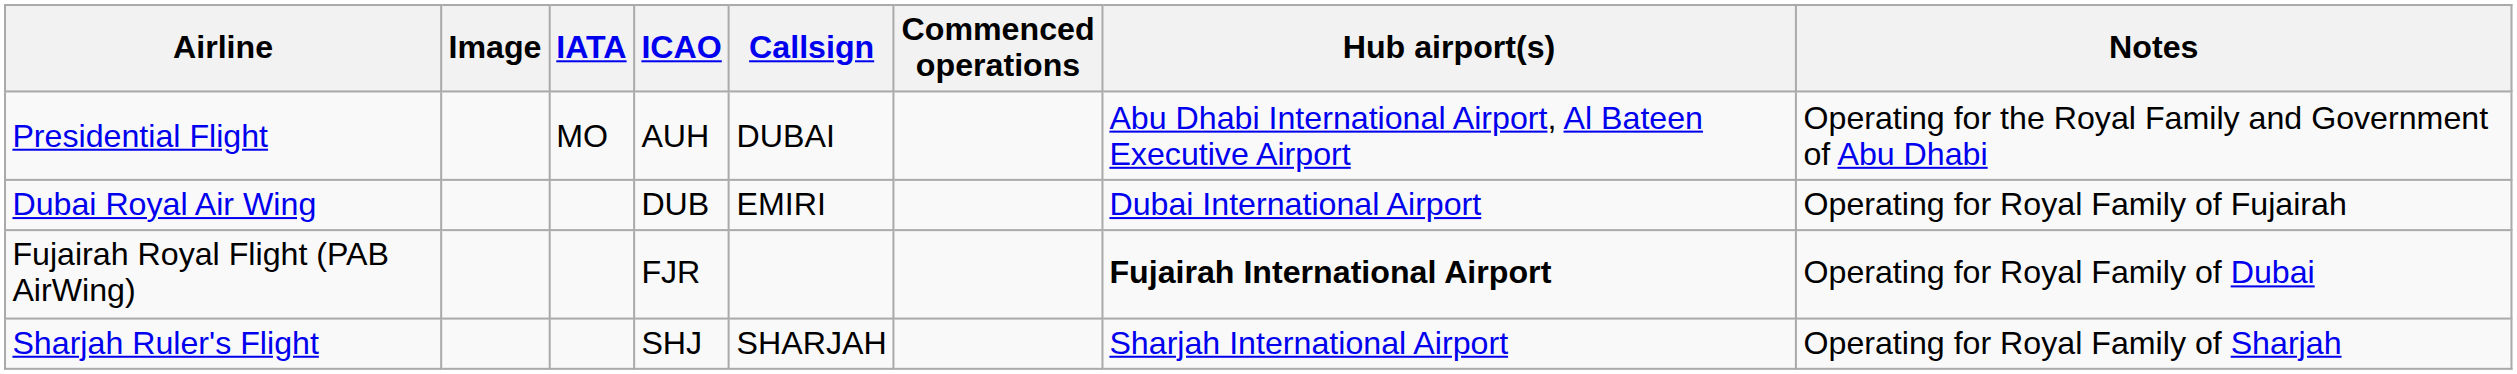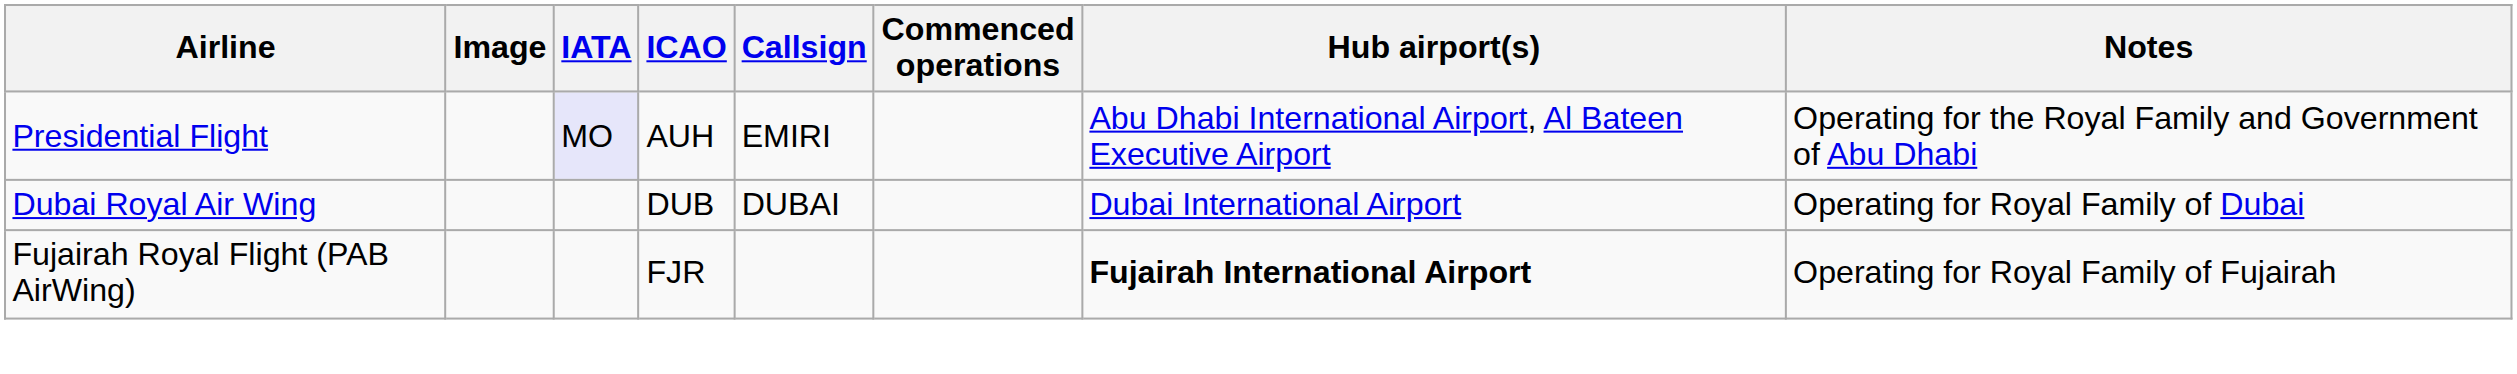(582, 135) no background -> (587, 135) lavender background
(786, 135) DUBAI -> (786, 135) EMIRI
(781, 204) EMIRI -> (791, 204) DUBAI
(2075, 204) Operating for Royal Family of Fujairah -> (2049, 204) Operating for Royal Family of Dubai
(2059, 273) Operating for Royal Family of Dubai -> (2065, 273) Operating for Royal Family of Fujairah
- row: (166, 342)
